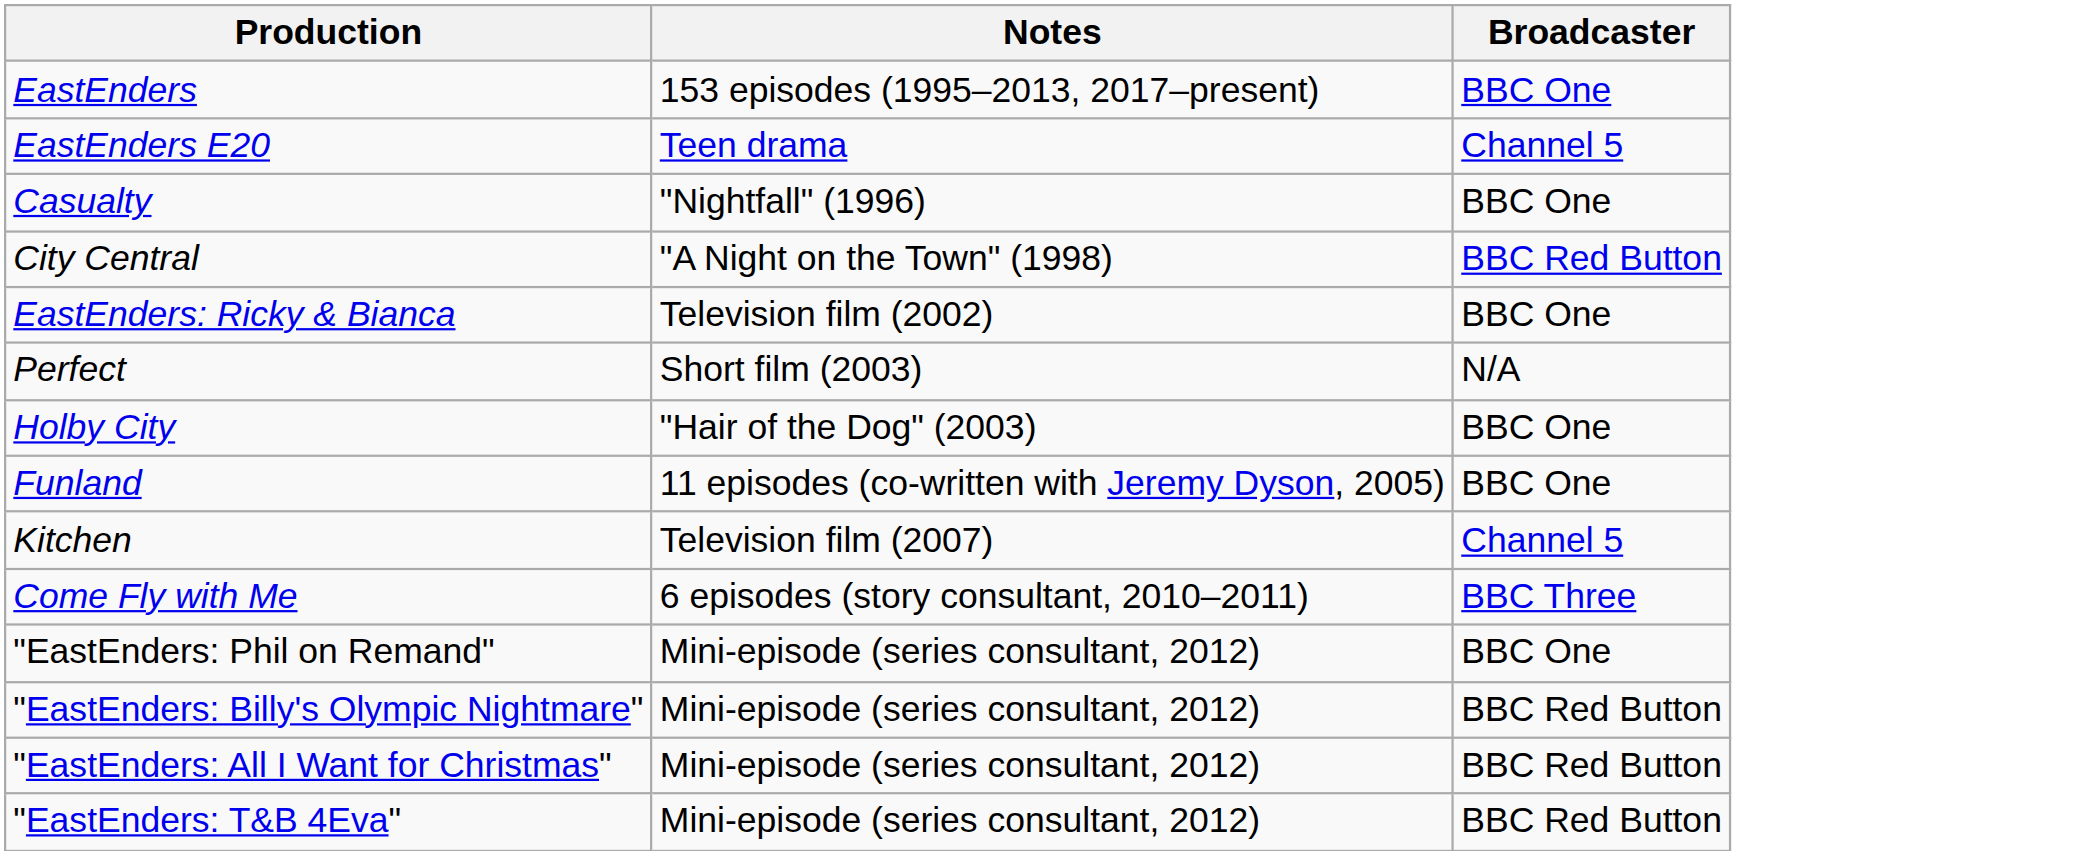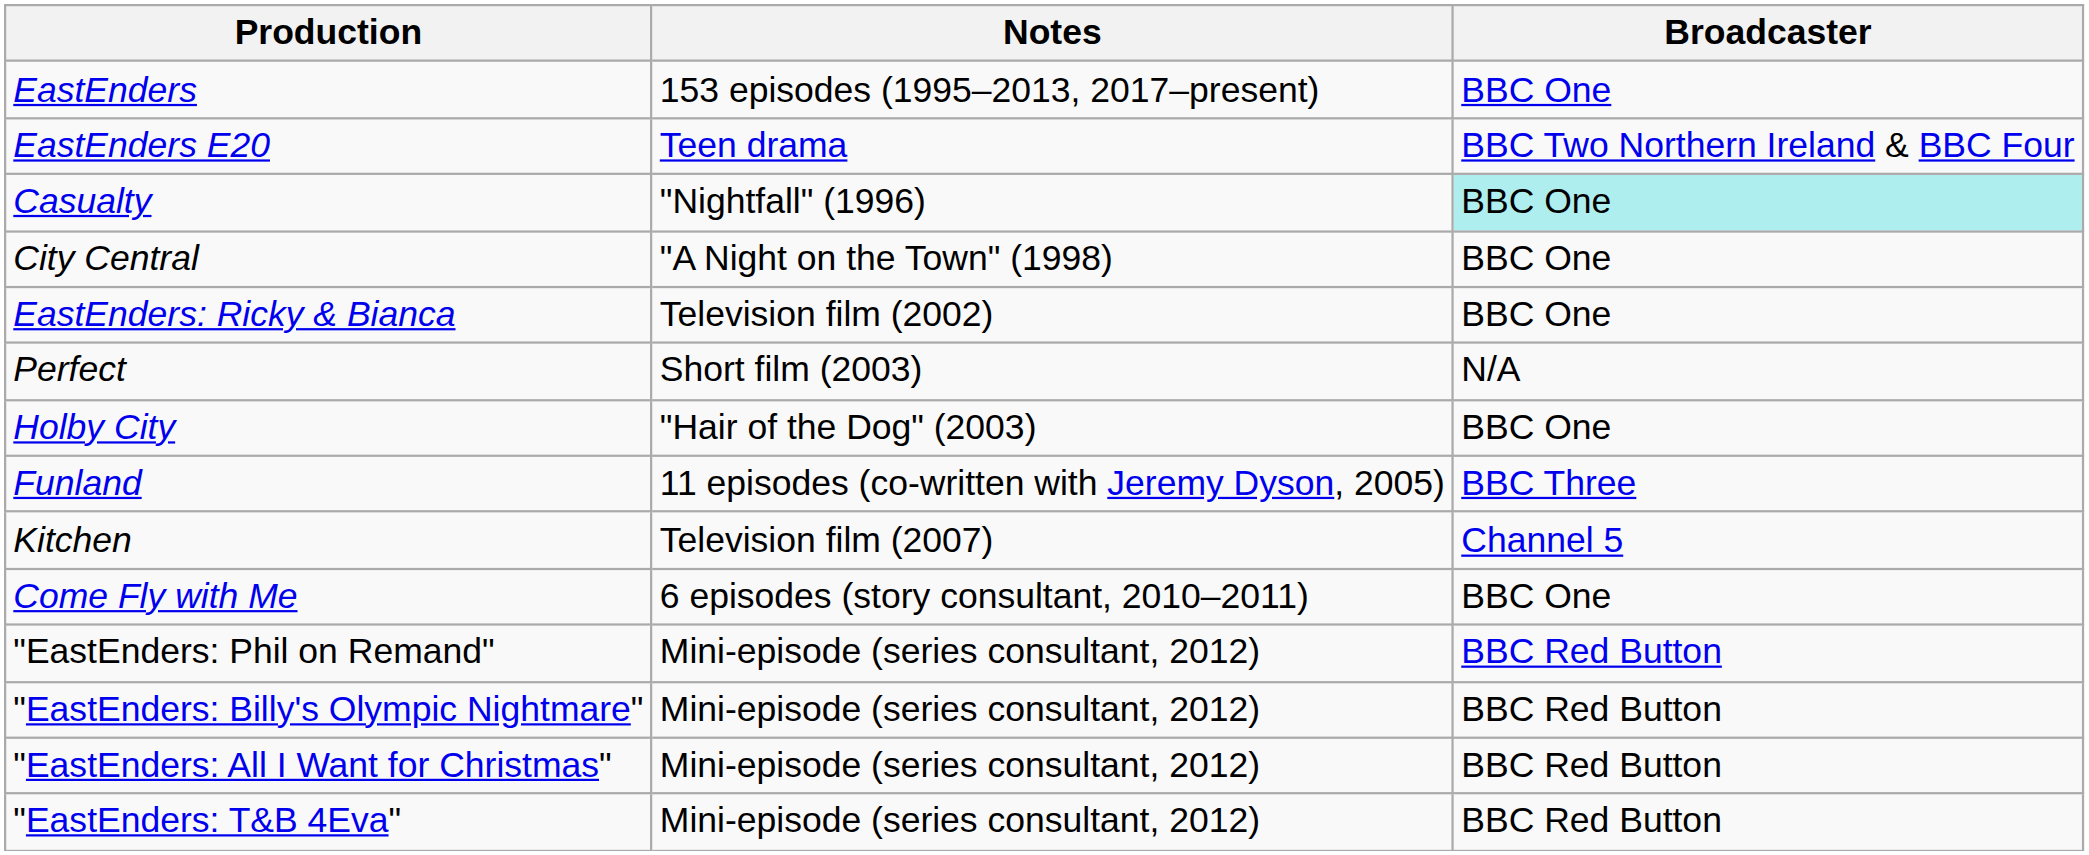(1542, 145) Channel 5 -> (1768, 145) BBC Two Northern Ireland & BBC Four
(1536, 201) no background -> (1536, 201) paleturquoise background
(1592, 257) BBC Red Button -> (1536, 257) BBC One
(1536, 483) BBC One -> (1549, 483) BBC Three
(1549, 595) BBC Three -> (1536, 595) BBC One
(1536, 652) BBC One -> (1592, 652) BBC Red Button
